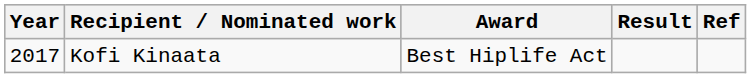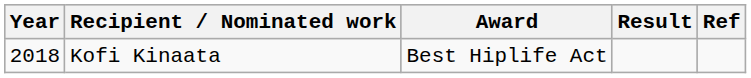(35, 56) 2017 -> (35, 56) 2018
